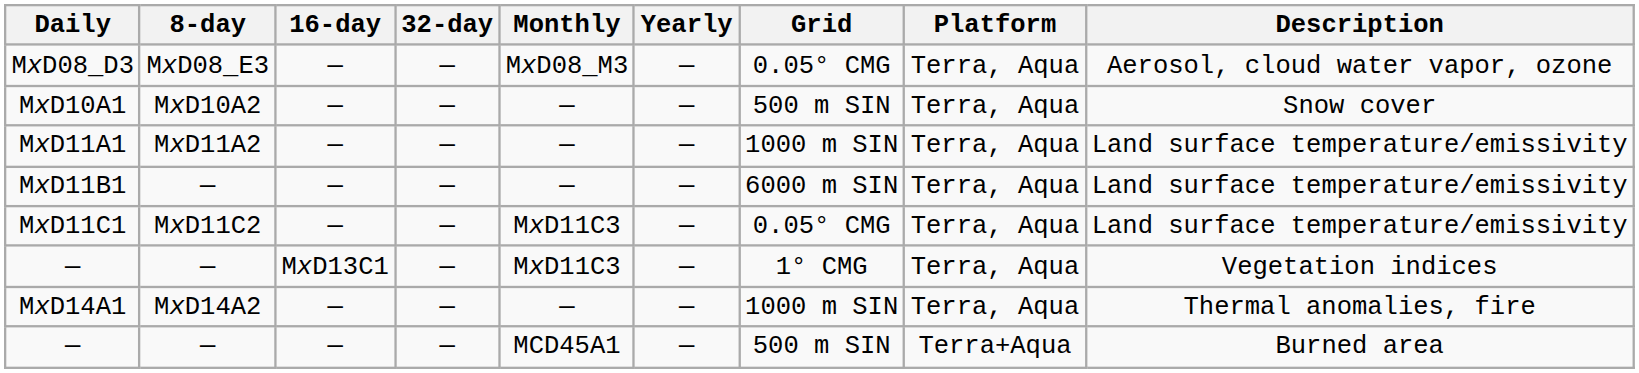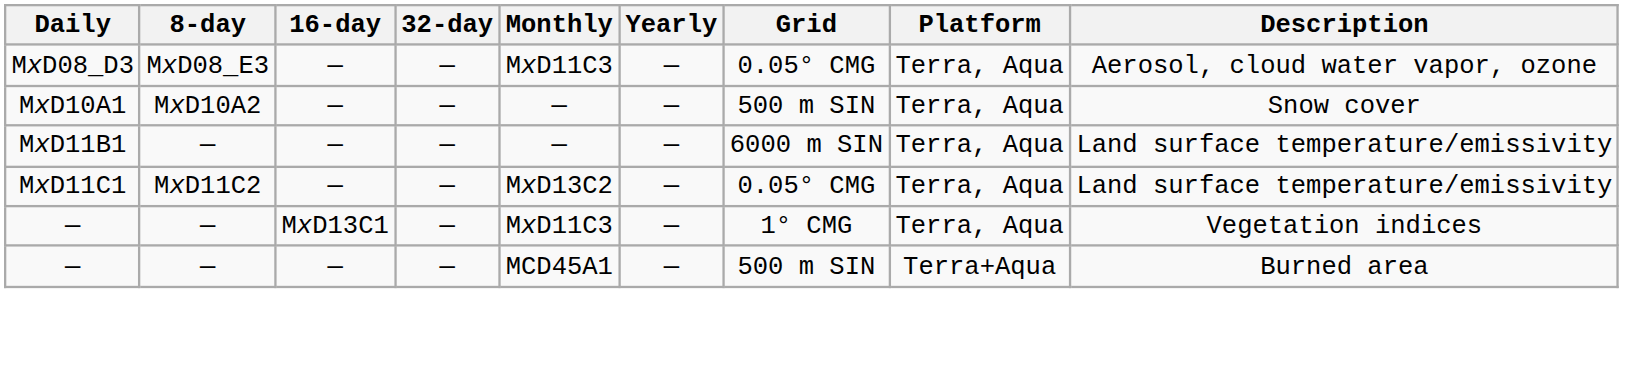(567, 66) MxD08_M3 -> (559, 66) MxD11C3
- row: (73, 146)
(567, 226) MxD11C3 -> (559, 186) MxD13C2
- row: (73, 307)
